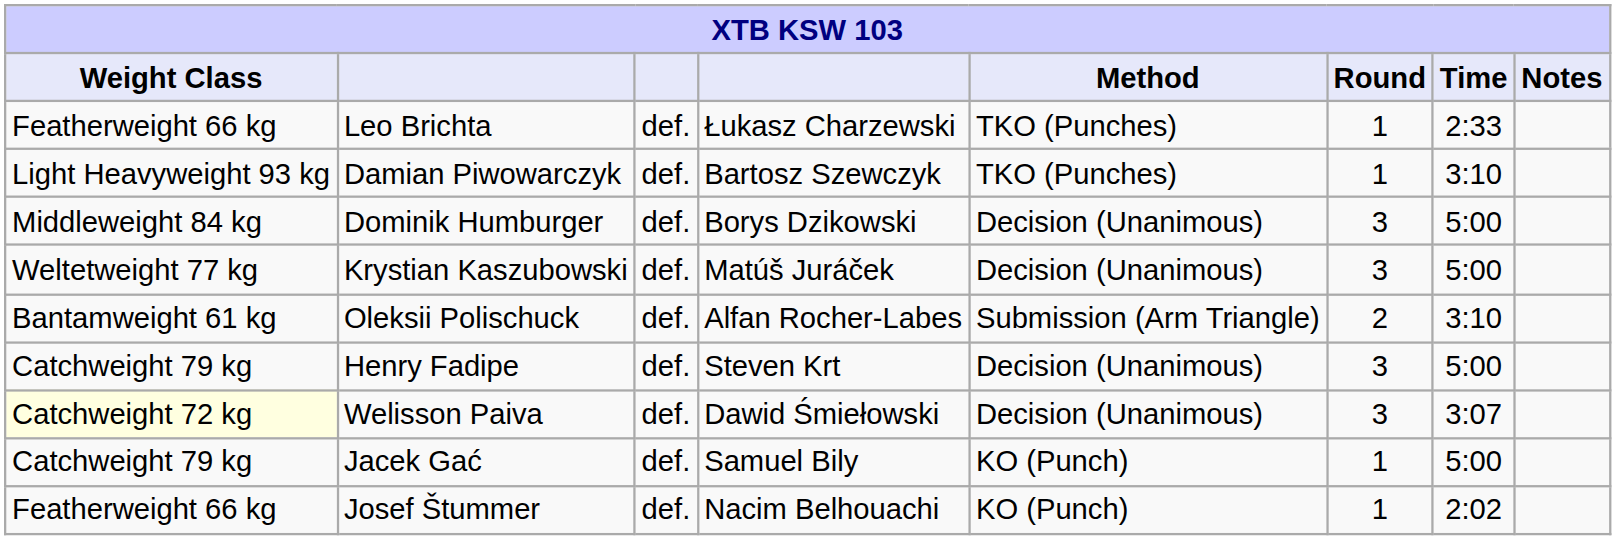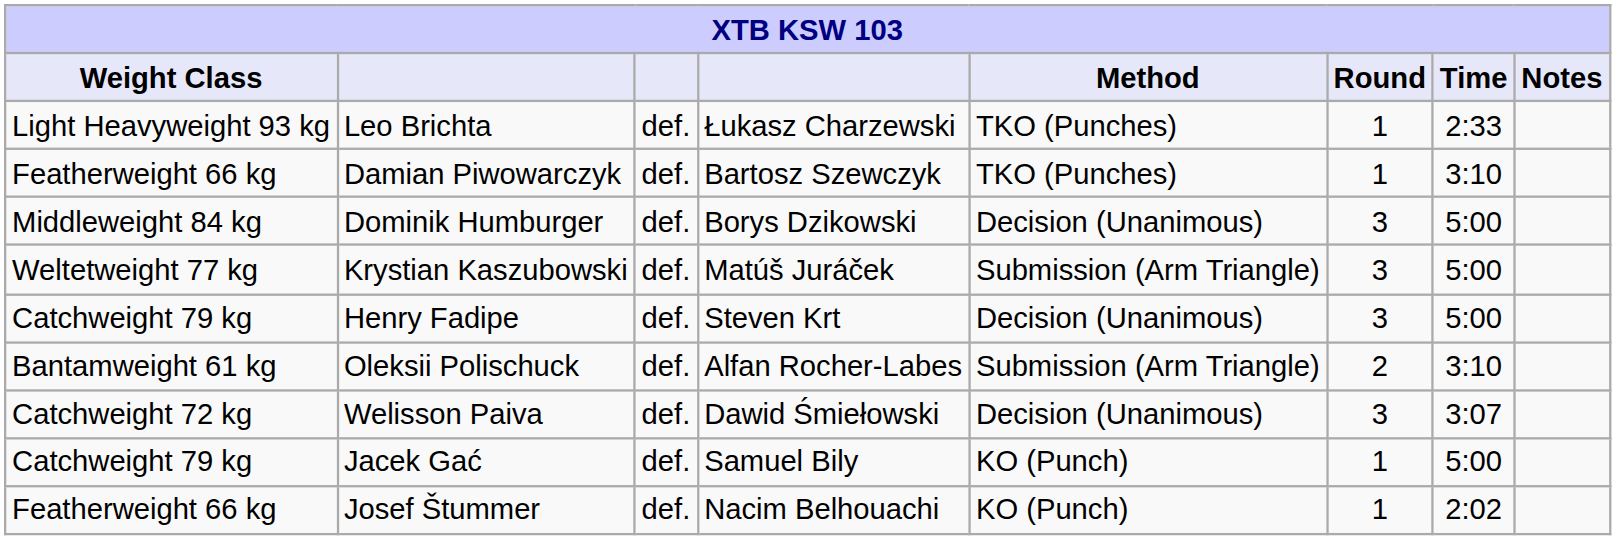(144, 125) Featherweight 66 kg -> (171, 125) Light Heavyweight 93 kg
(171, 173) Light Heavyweight 93 kg -> (144, 173) Featherweight 66 kg
(1119, 269) Decision (Unanimous) -> (1148, 269) Submission (Arm Triangle)
rows swapped: (461, 318) <-> (431, 366)
(132, 414) lightyellow background -> (132, 414) no background
